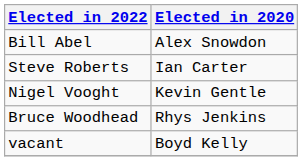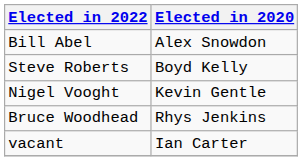(201, 68) Ian Carter -> (201, 68) Boyd Kelly
(201, 143) Boyd Kelly -> (201, 143) Ian Carter
